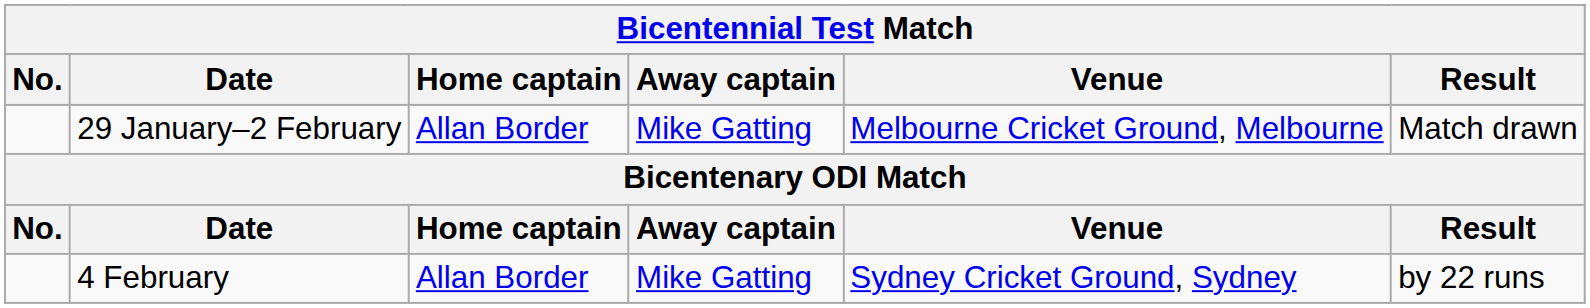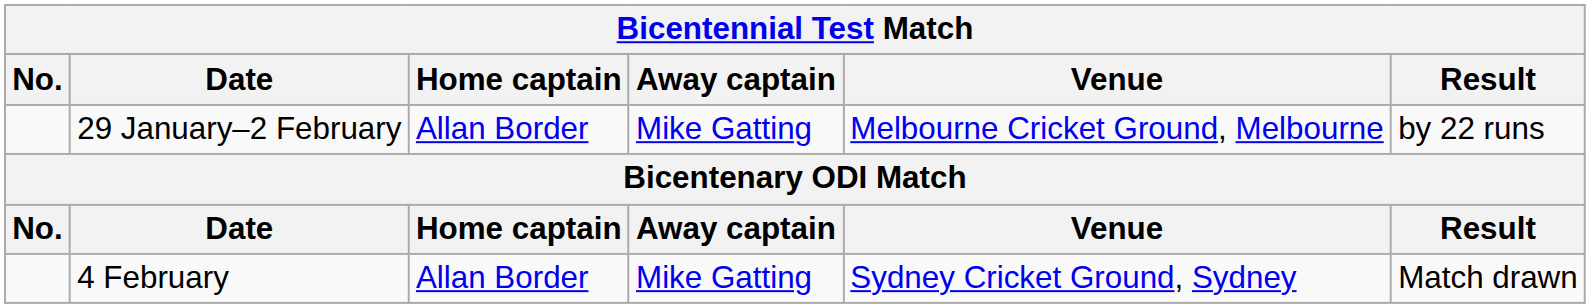(1488, 128) Match drawn -> (1471, 128) by 22 runs
(1471, 278) by 22 runs -> (1488, 278) Match drawn
